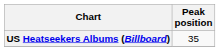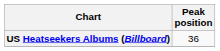(193, 38) 35 -> (193, 38) 36
